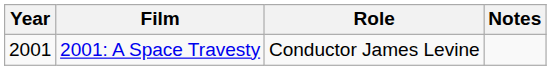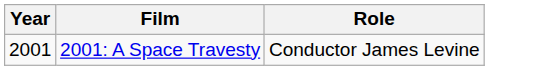- column: (515, 19)
